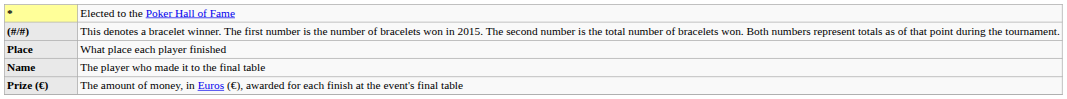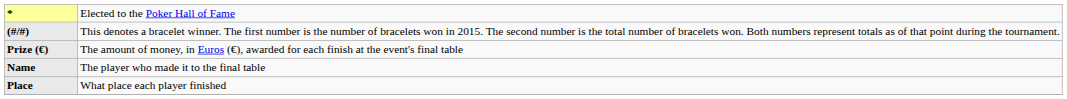rows swapped: (20, 49) <-> (28, 85)
